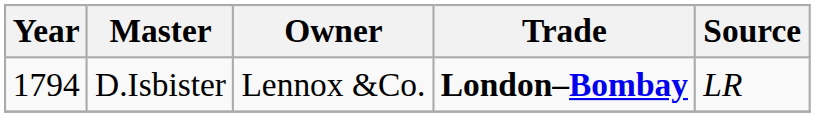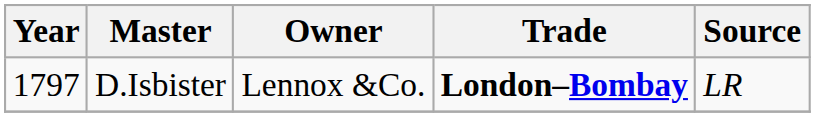(46, 84) 1794 -> (46, 84) 1797
